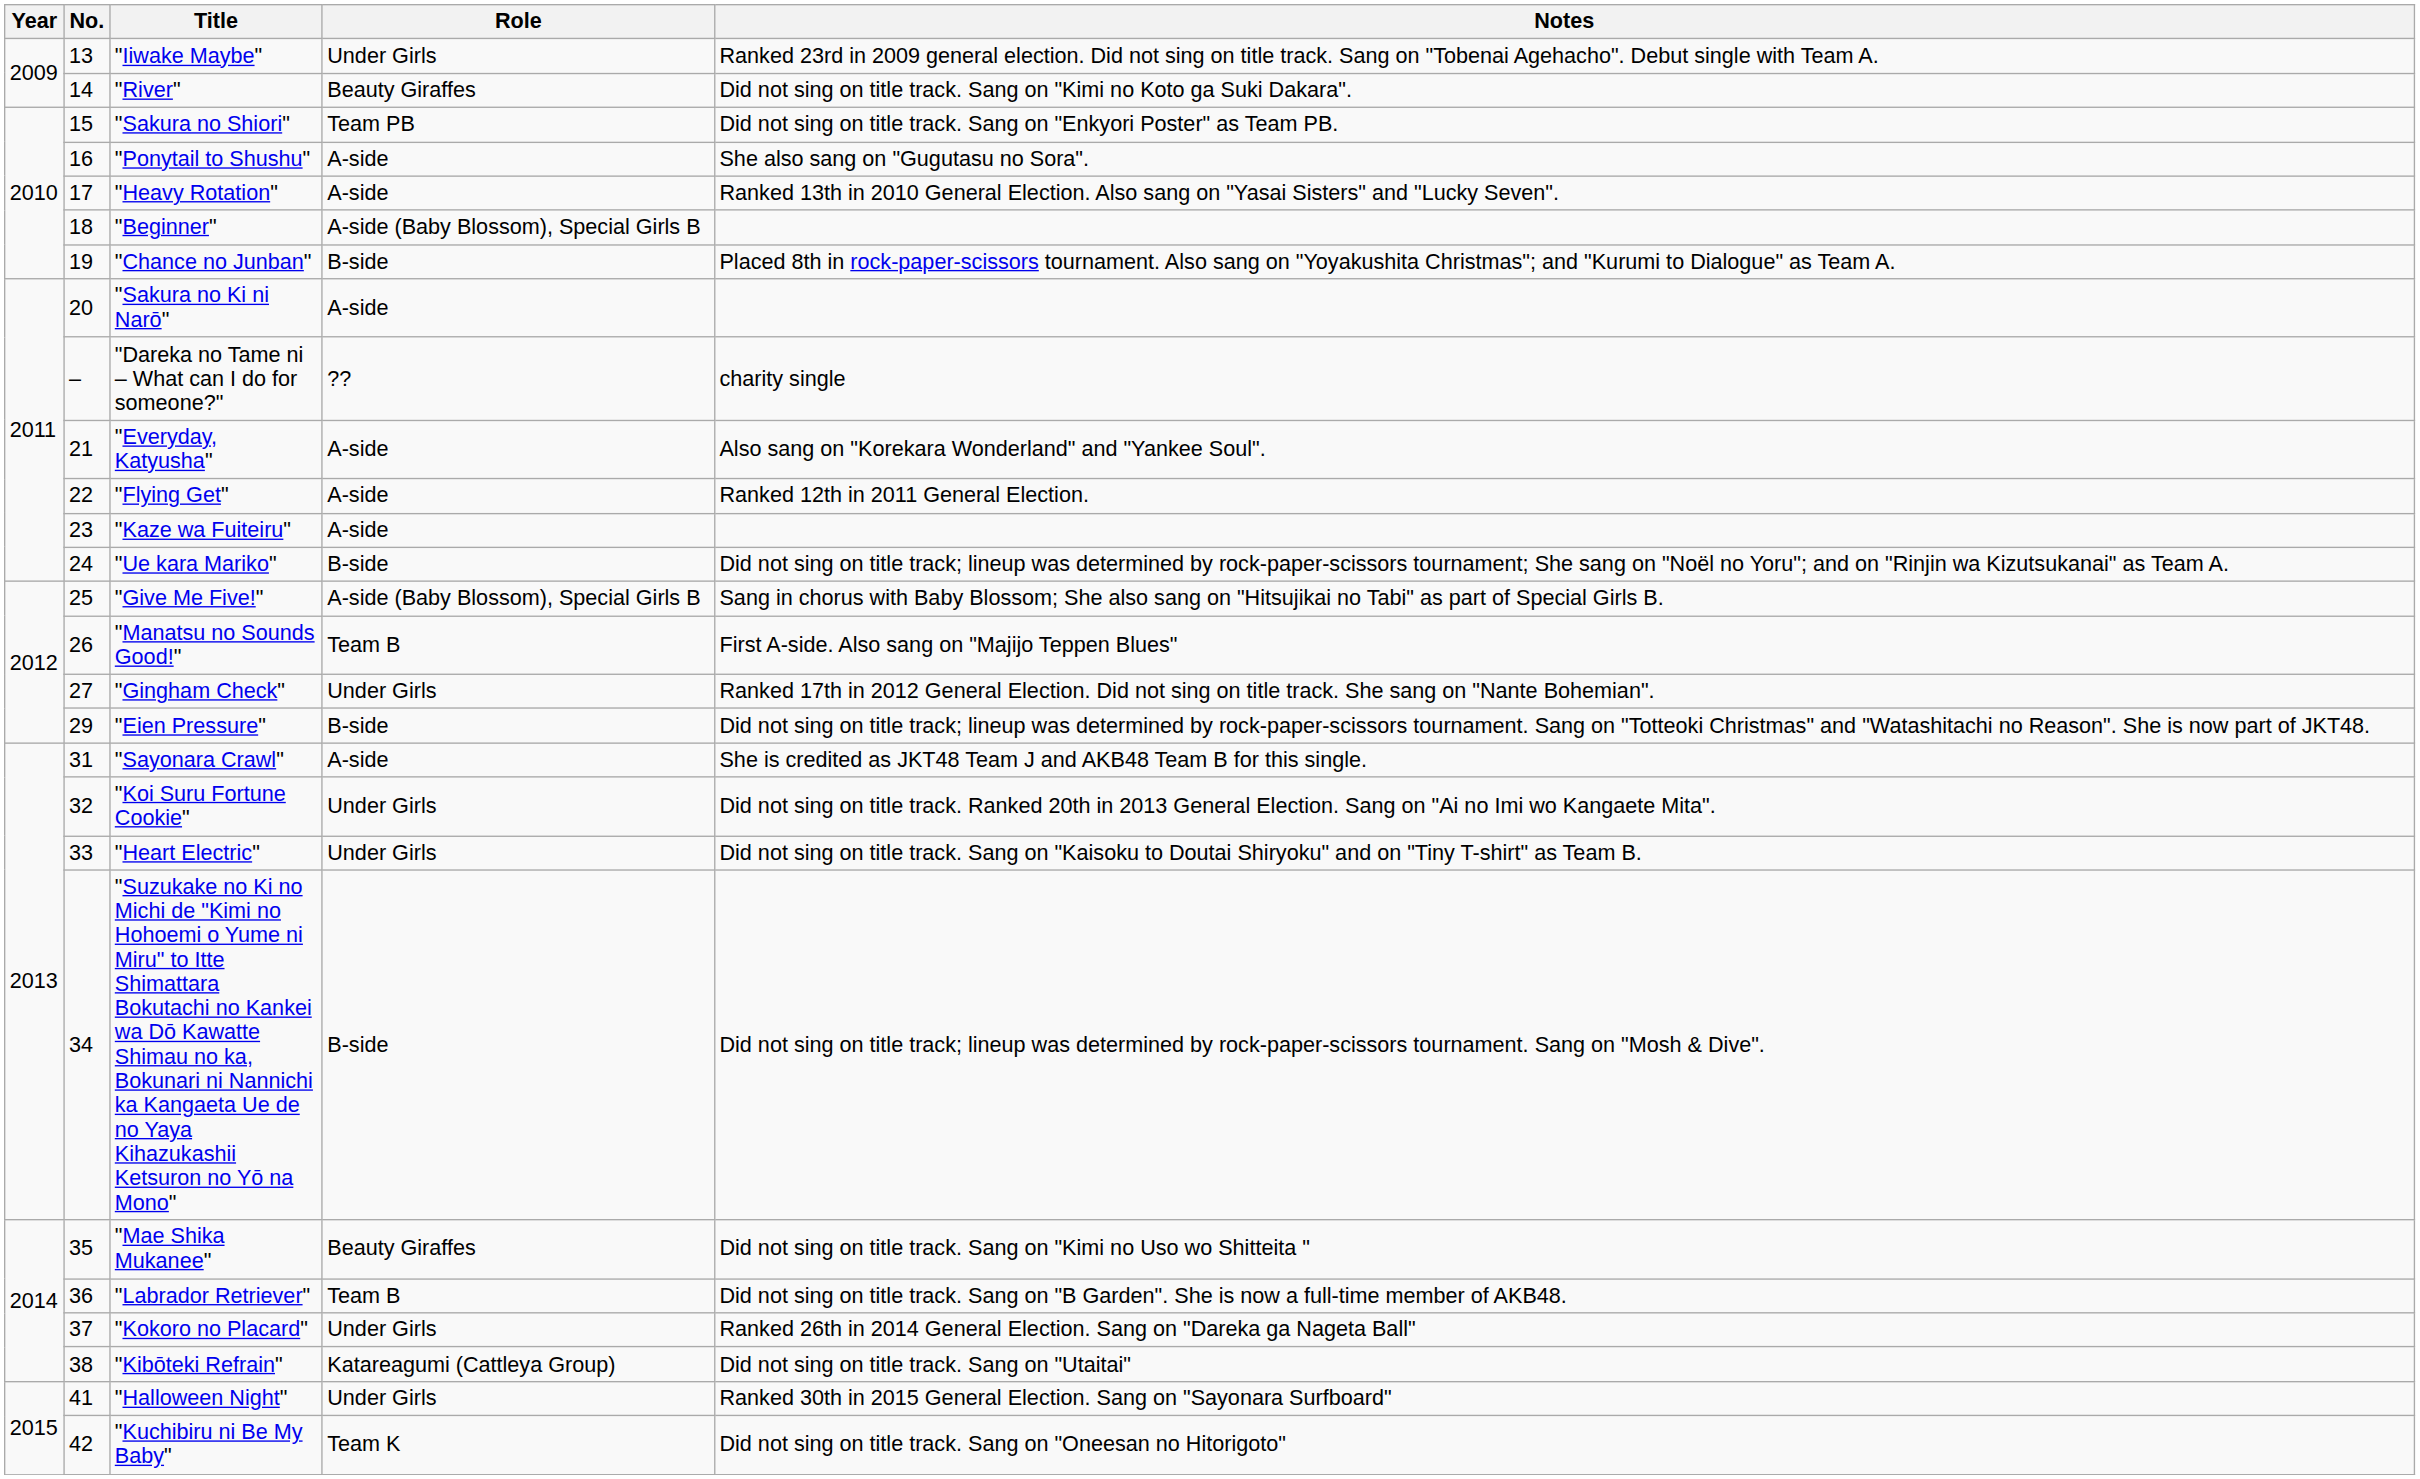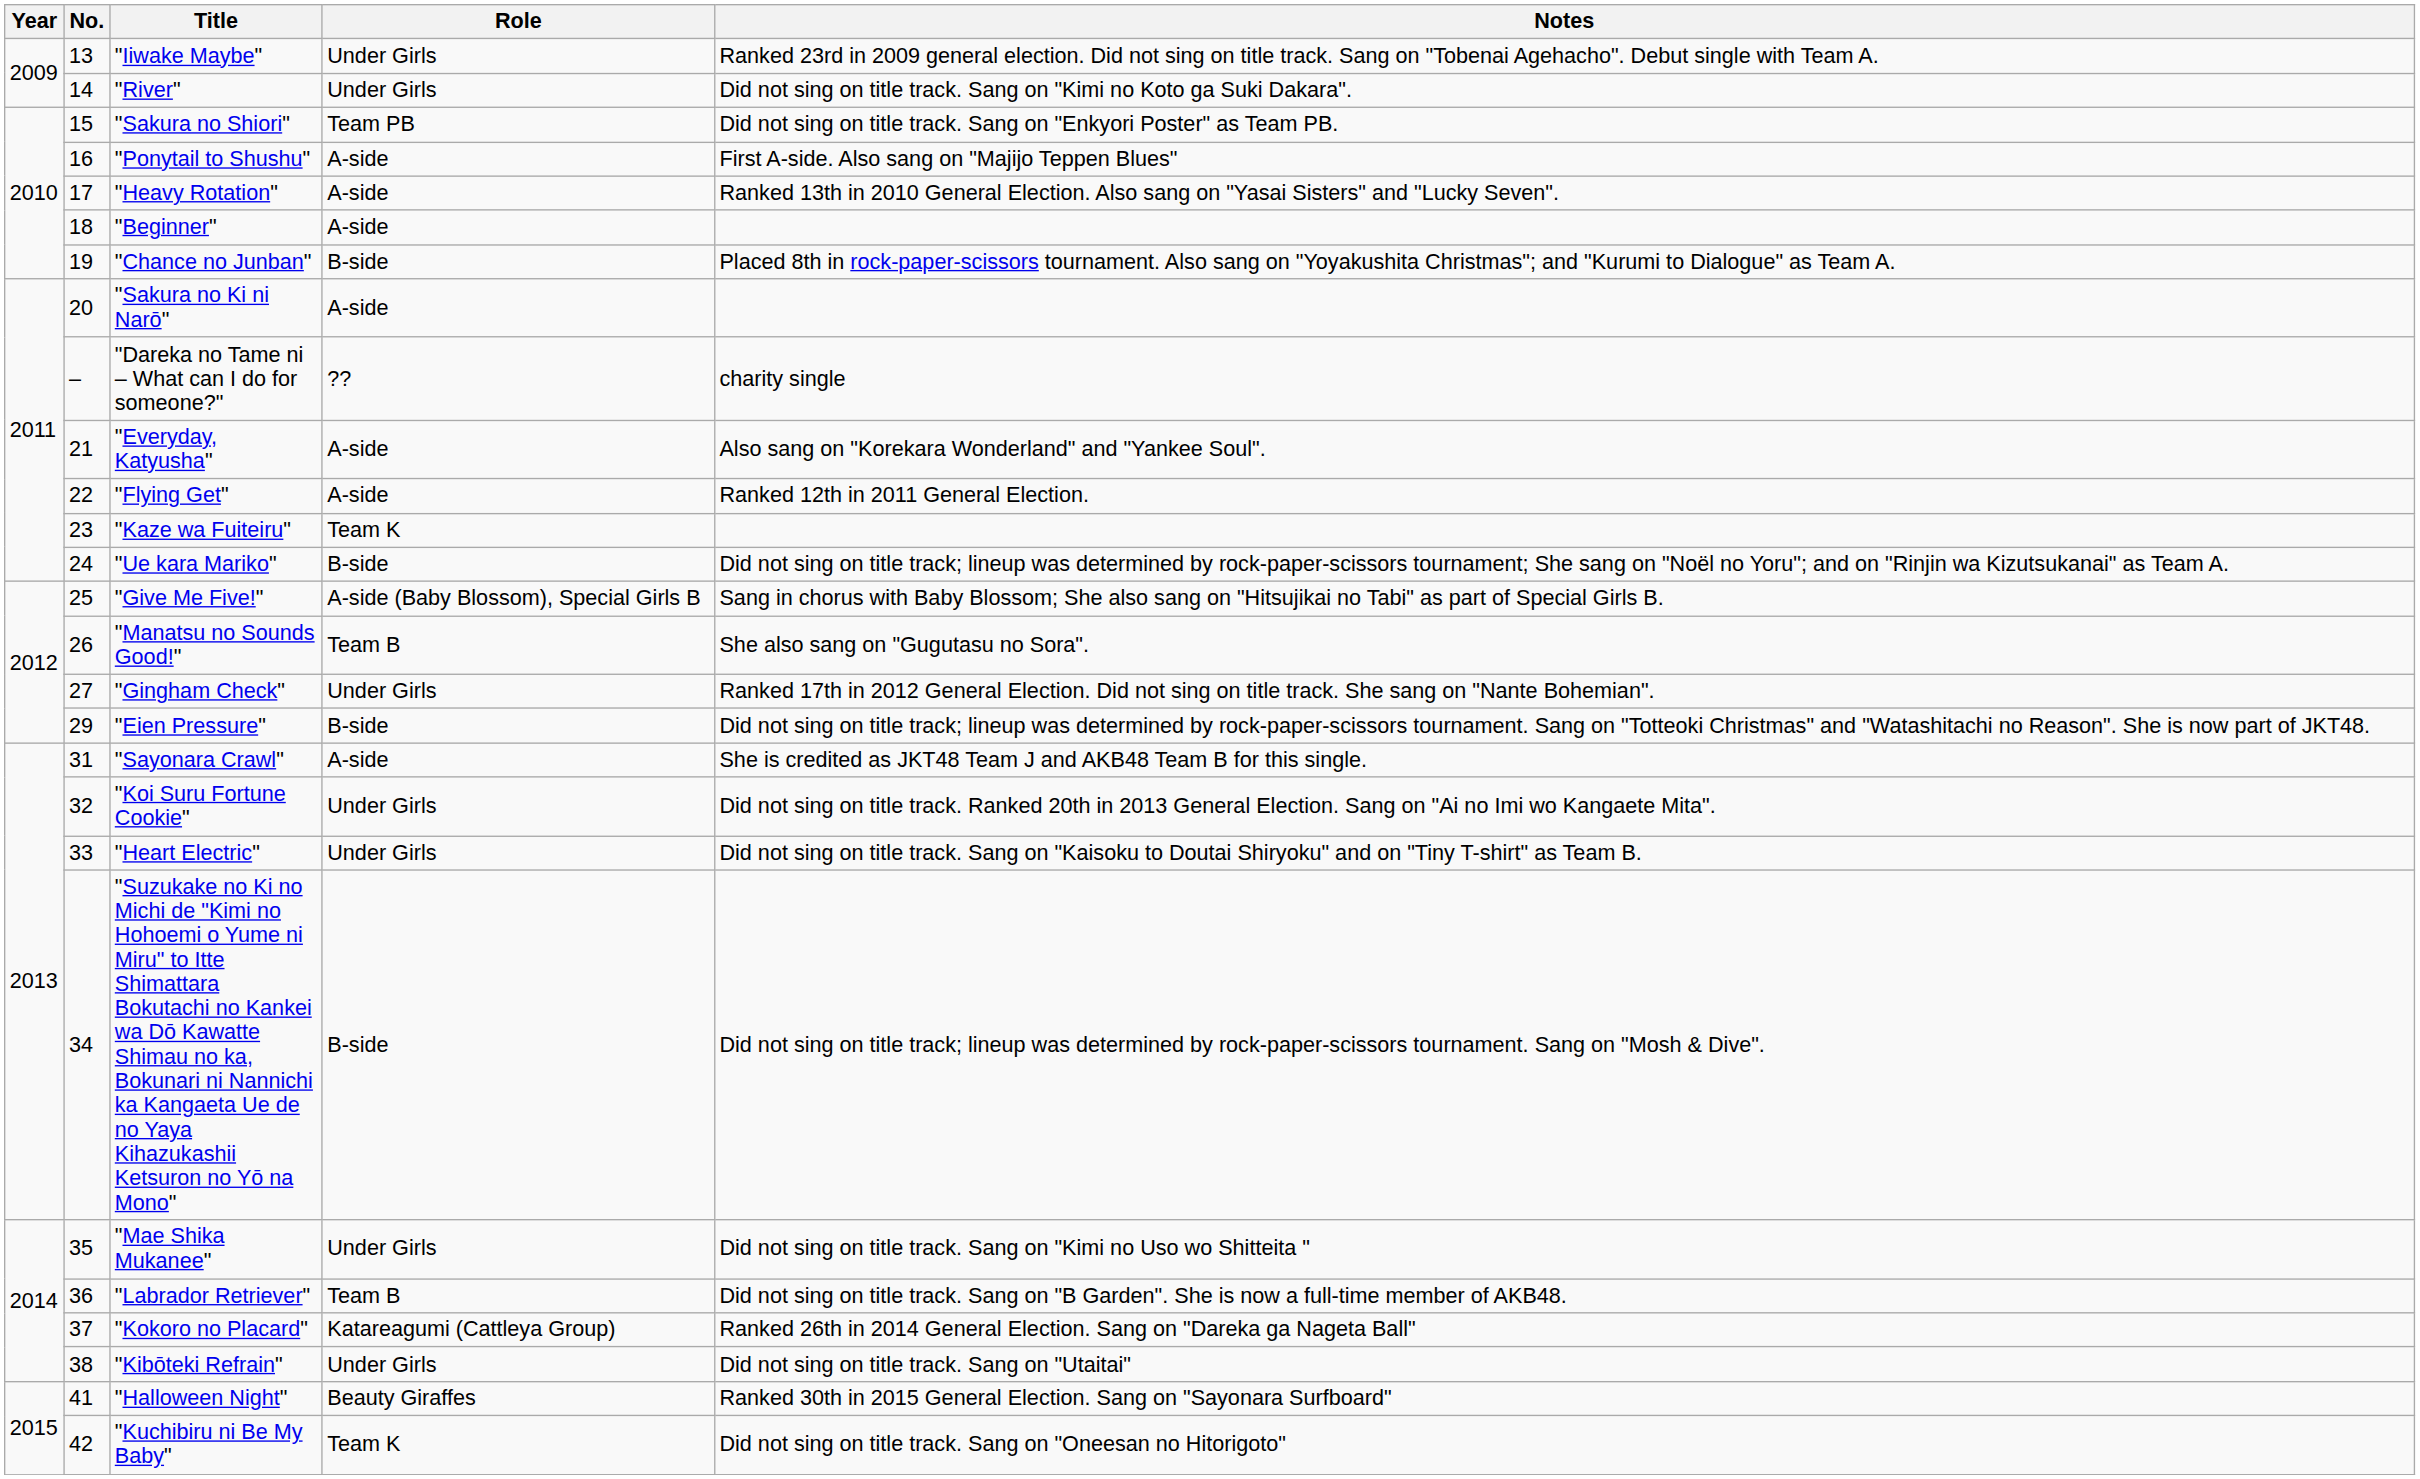(402, 90) Beauty Giraffes -> (382, 90) Under Girls
(904, 158) She also sang on "Gugutasu no Sora". -> (948, 158) First A-side. Also sang on "Majijo Teppen Blues"
(514, 227) A-side (Baby Blossom), Special Girls B -> (358, 227) A-side
(358, 529) A-side -> (364, 529) Team K
(948, 644) First A-side. Also sang on "Majijo Teppen Blues" -> (904, 644) She also sang on "Gugutasu no Sora".
(402, 1249) Beauty Giraffes -> (382, 1249) Under Girls
(382, 1329) Under Girls -> (471, 1329) Katareagumi (Cattleya Group)
(471, 1364) Katareagumi (Cattleya Group) -> (382, 1364) Under Girls
(382, 1398) Under Girls -> (402, 1398) Beauty Giraffes
